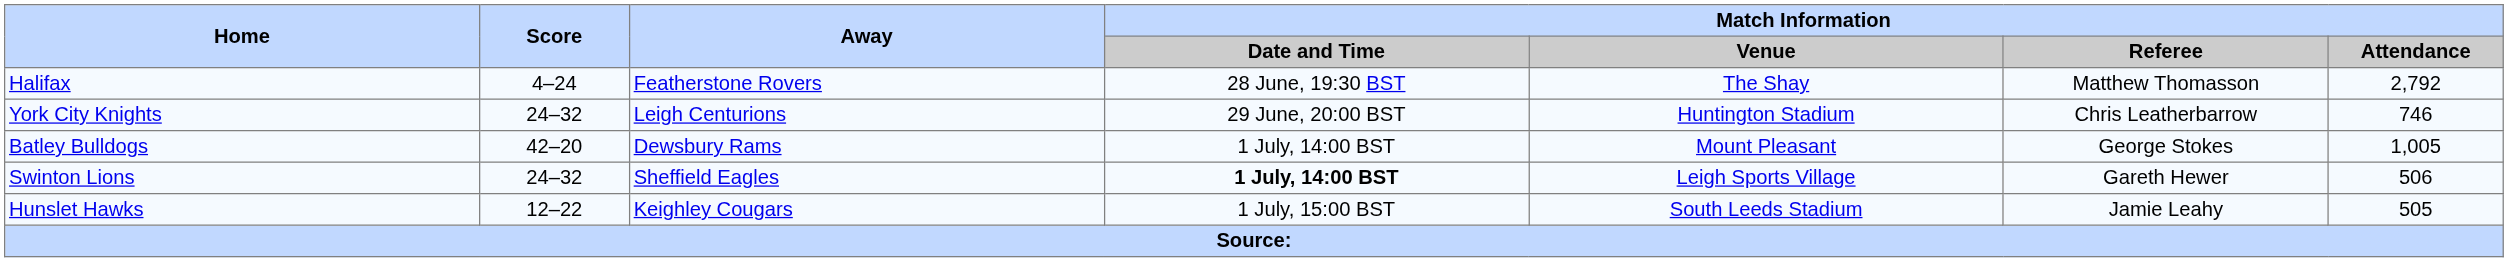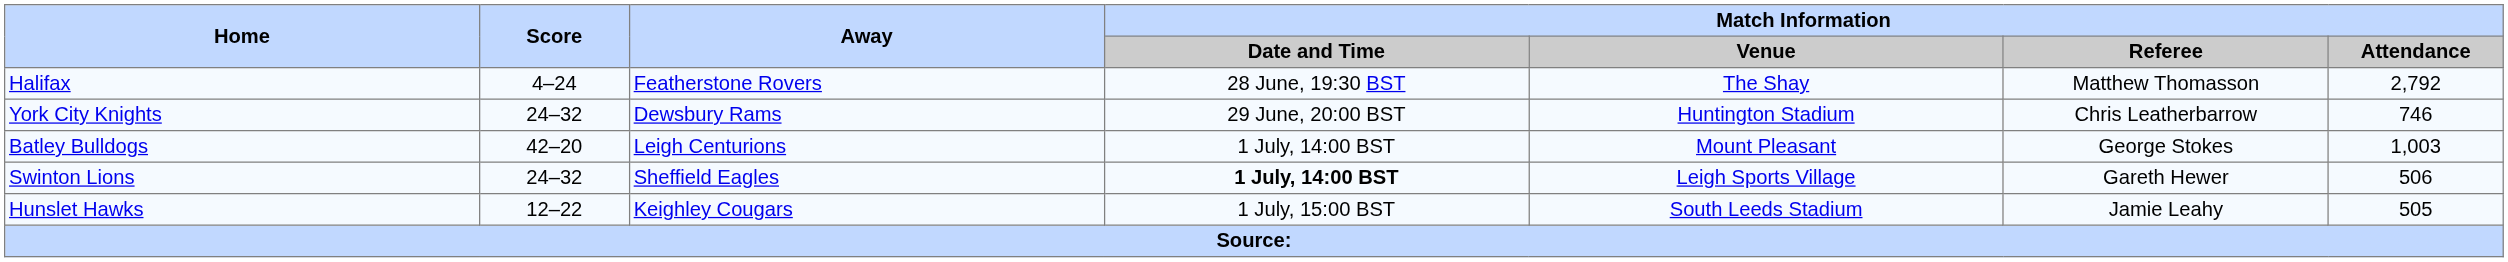(710, 114) Leigh Centurions -> (708, 114) Dewsbury Rams
(708, 146) Dewsbury Rams -> (710, 146) Leigh Centurions
(2416, 146) 1,005 -> (2416, 146) 1,003
